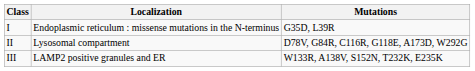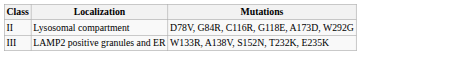- row: (8, 27)
